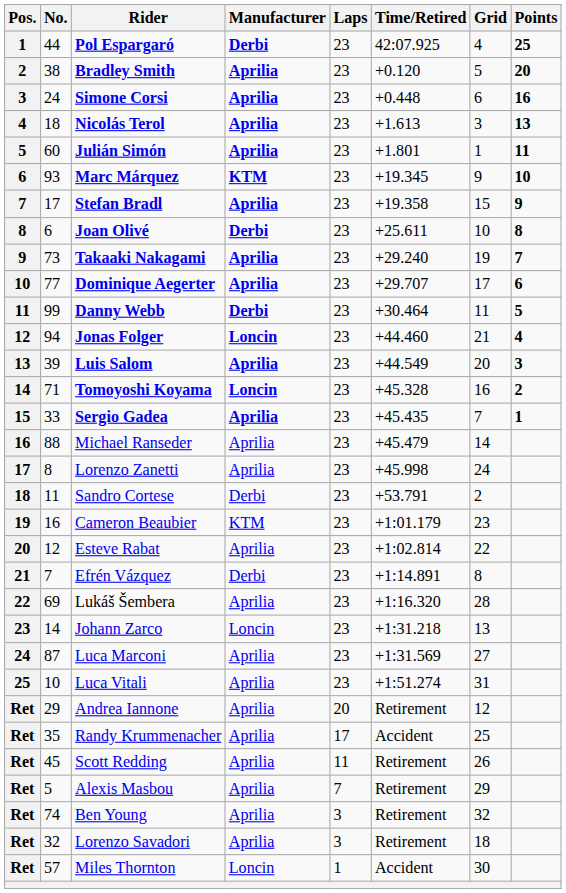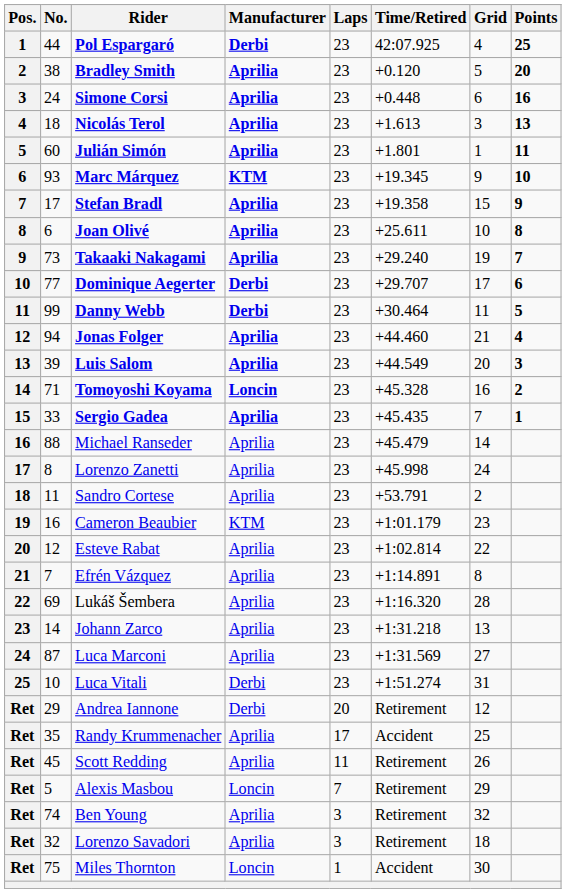(248, 230) Derbi -> (253, 230) Aprilia
(253, 283) Aprilia -> (248, 283) Derbi
(253, 336) Loncin -> (253, 336) Aprilia
(247, 496) Derbi -> (252, 496) Aprilia
(247, 575) Derbi -> (252, 575) Aprilia
(252, 628) Loncin -> (252, 628) Aprilia
(252, 682) Aprilia -> (247, 682) Derbi
(252, 708) Aprilia -> (247, 708) Derbi
(252, 788) Aprilia -> (252, 788) Loncin
(52, 868) 57 -> (52, 868) 75
